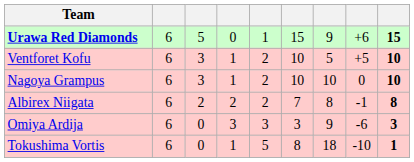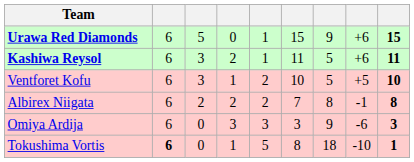+ row: (54, 59)
- row: (56, 80)
(169, 146) normal -> (169, 146) bold
